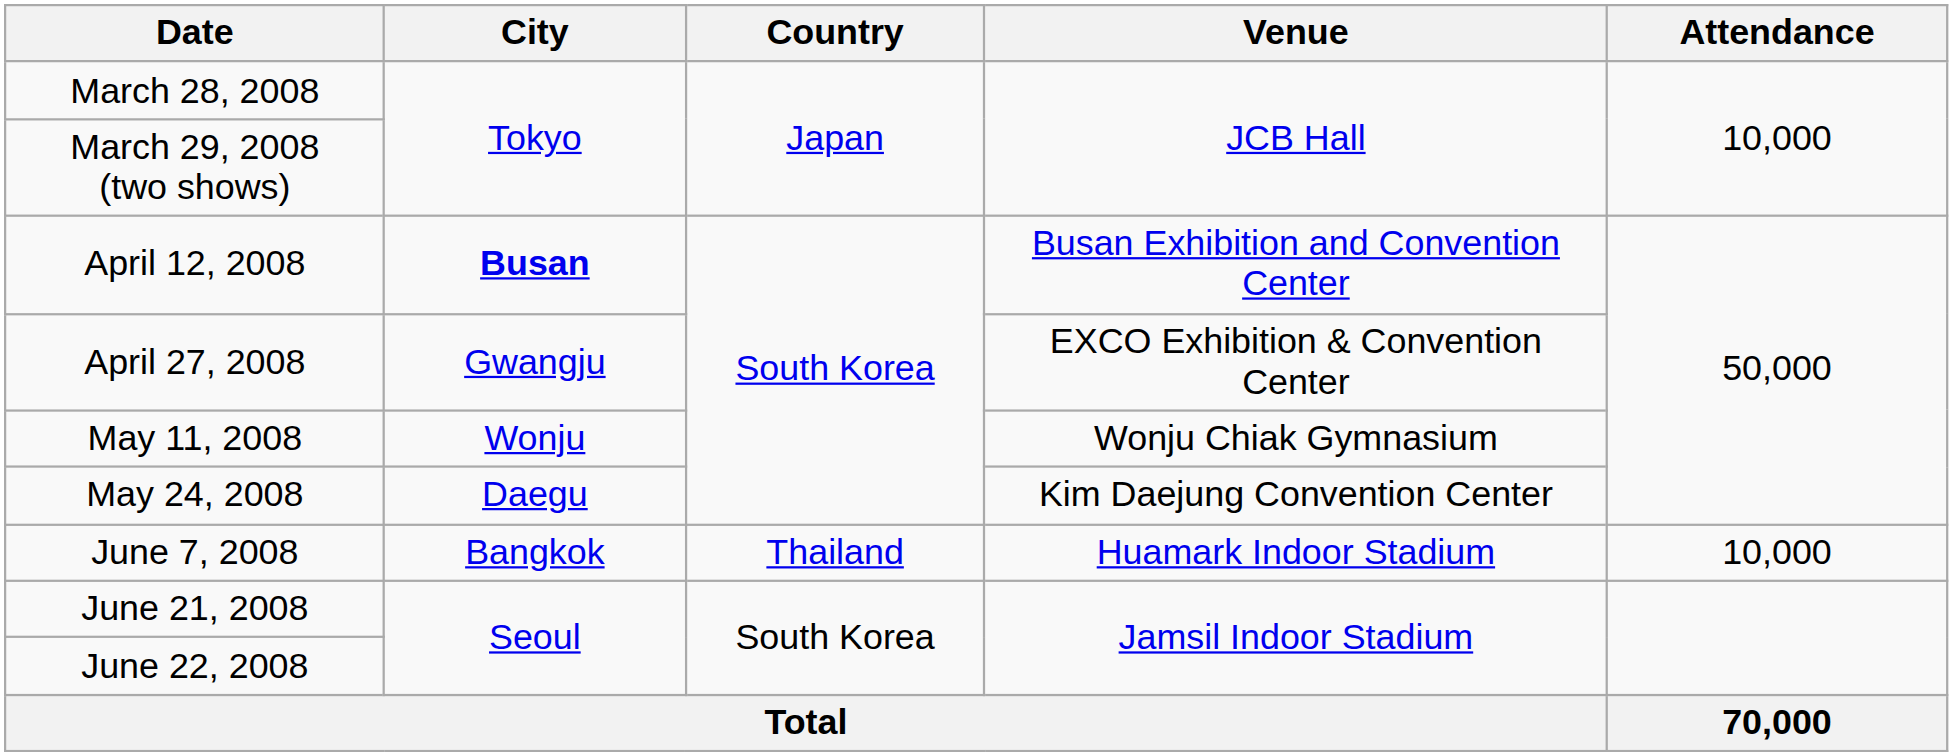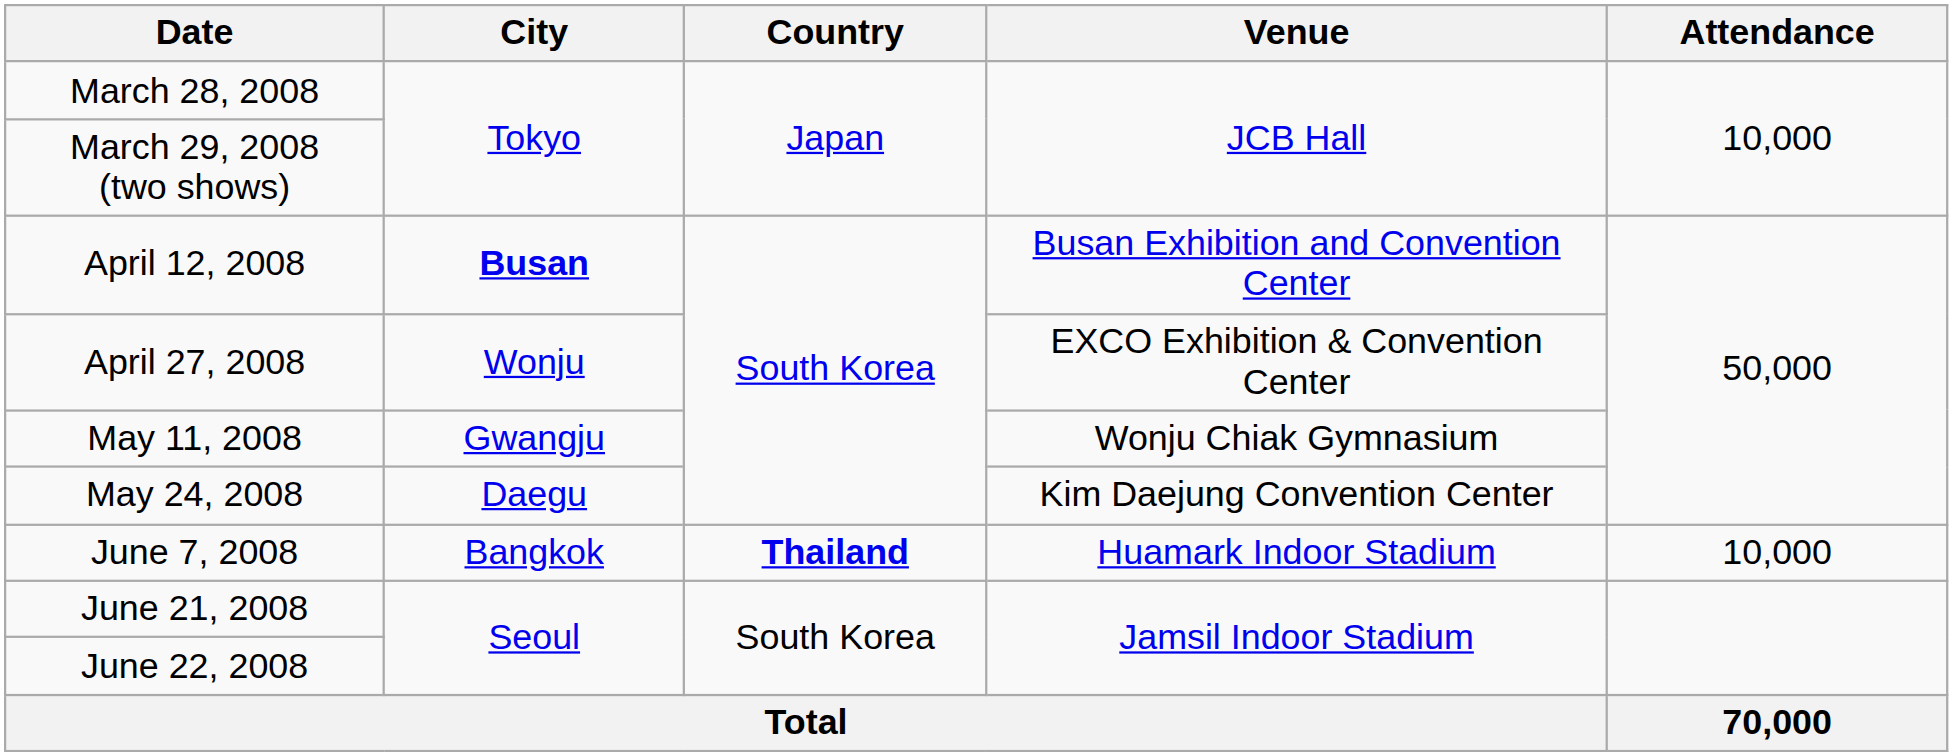(535, 361) Gwangju -> (534, 361) Wonju
(535, 438) Wonju -> (534, 438) Gwangju
(835, 551) normal -> (835, 551) bold
